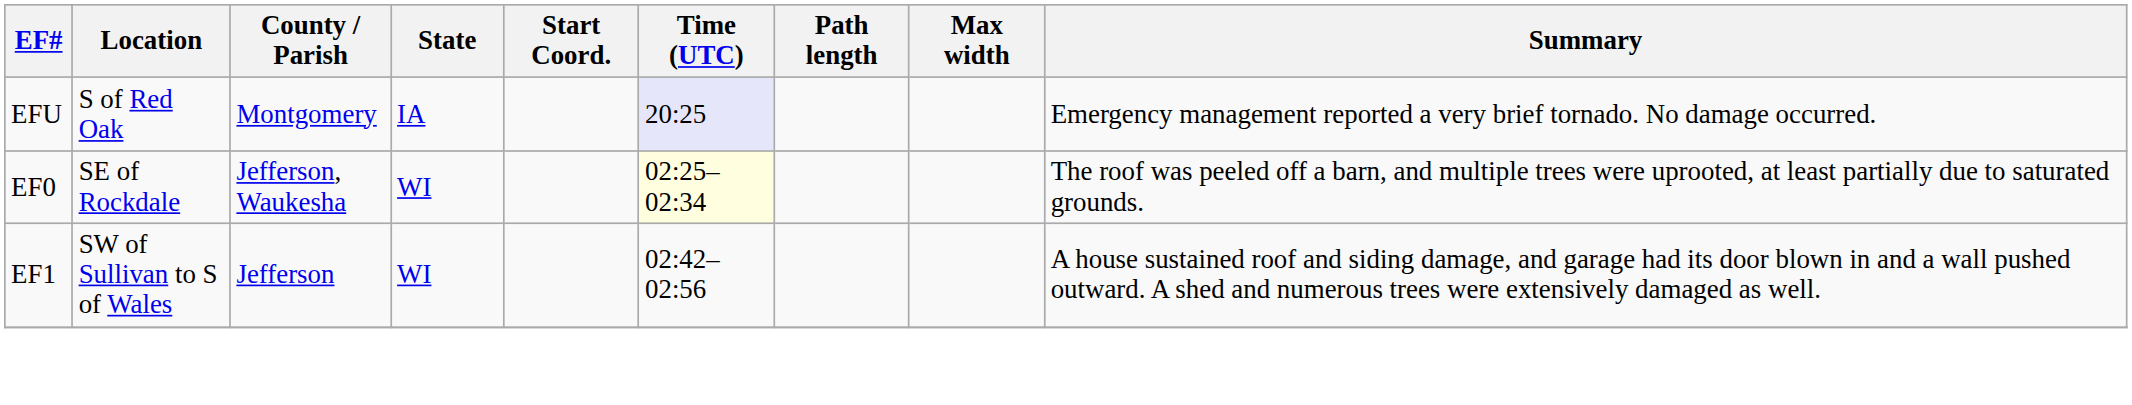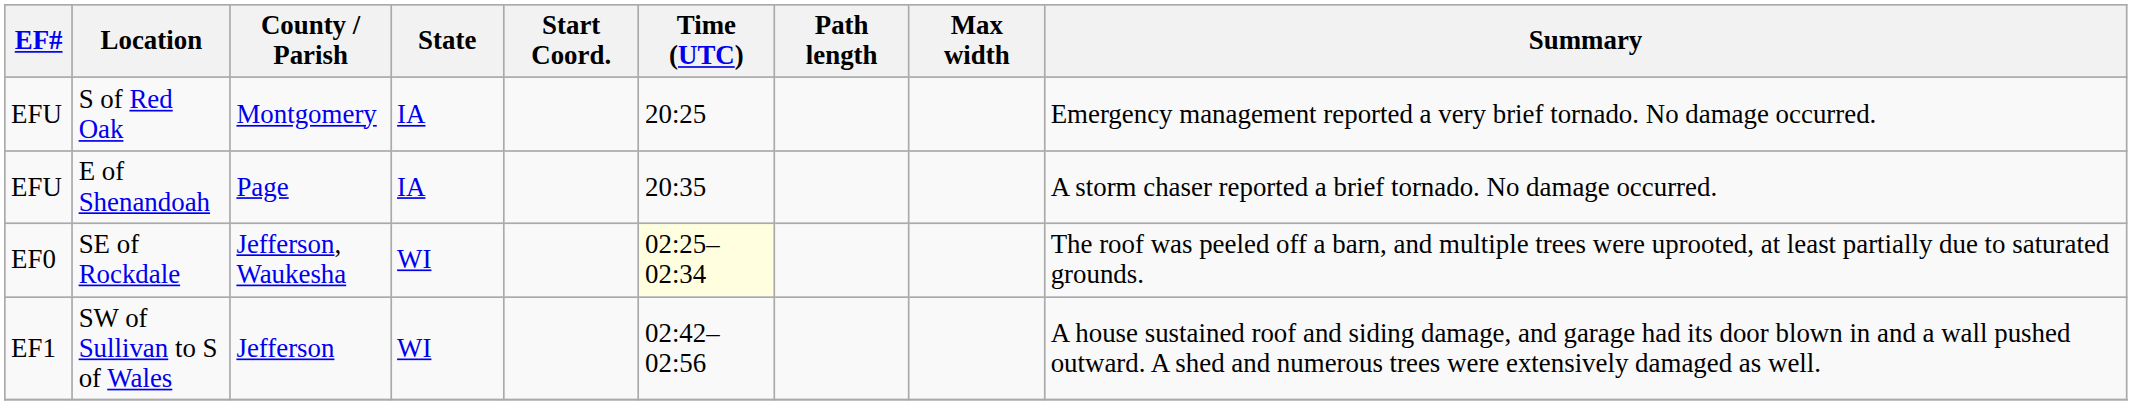(676, 113) lavender background -> (676, 113) no background
+ row: (144, 186)
